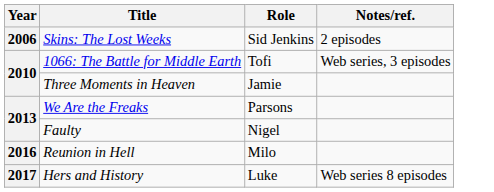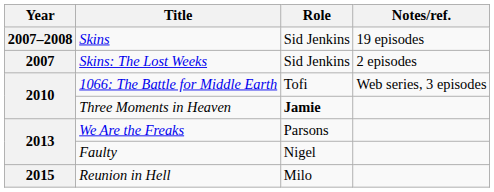+ row: (94, 38)
(22, 38) 2006 -> (40, 61) 2007
(265, 84) normal -> (302, 107) bold
(22, 152) 2016 -> (40, 175) 2015
- row: (93, 175)
